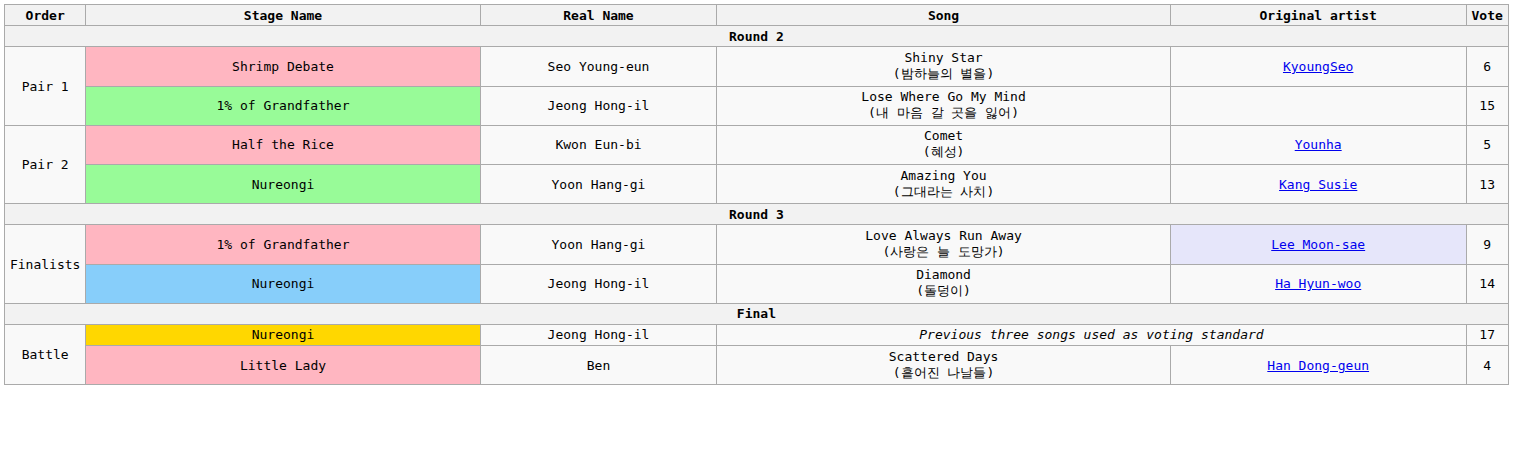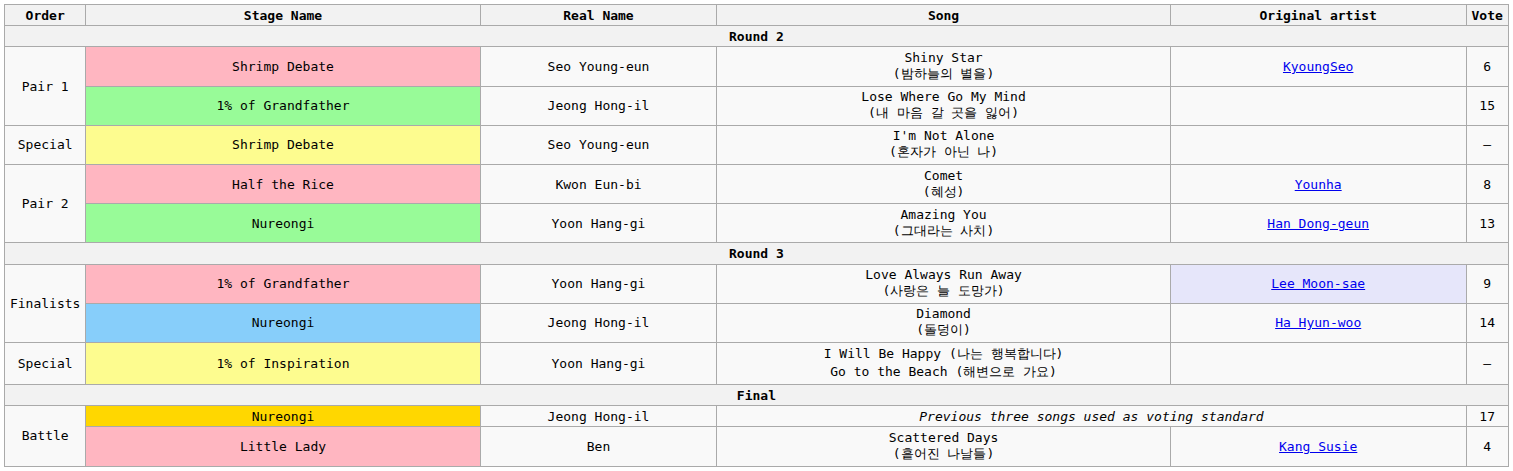+ row: (944, 144)
(1487, 145) 5 -> (1487, 184) 8
(1318, 184) Kang Susie -> (1318, 223) Han Dong-geun
+ row: (944, 363)
(1318, 365) Han Dong-geun -> (1318, 447) Kang Susie
